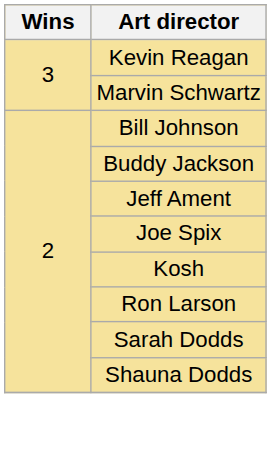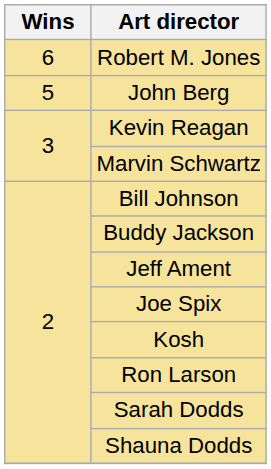+ row: (179, 57)
+ row: (179, 92)
